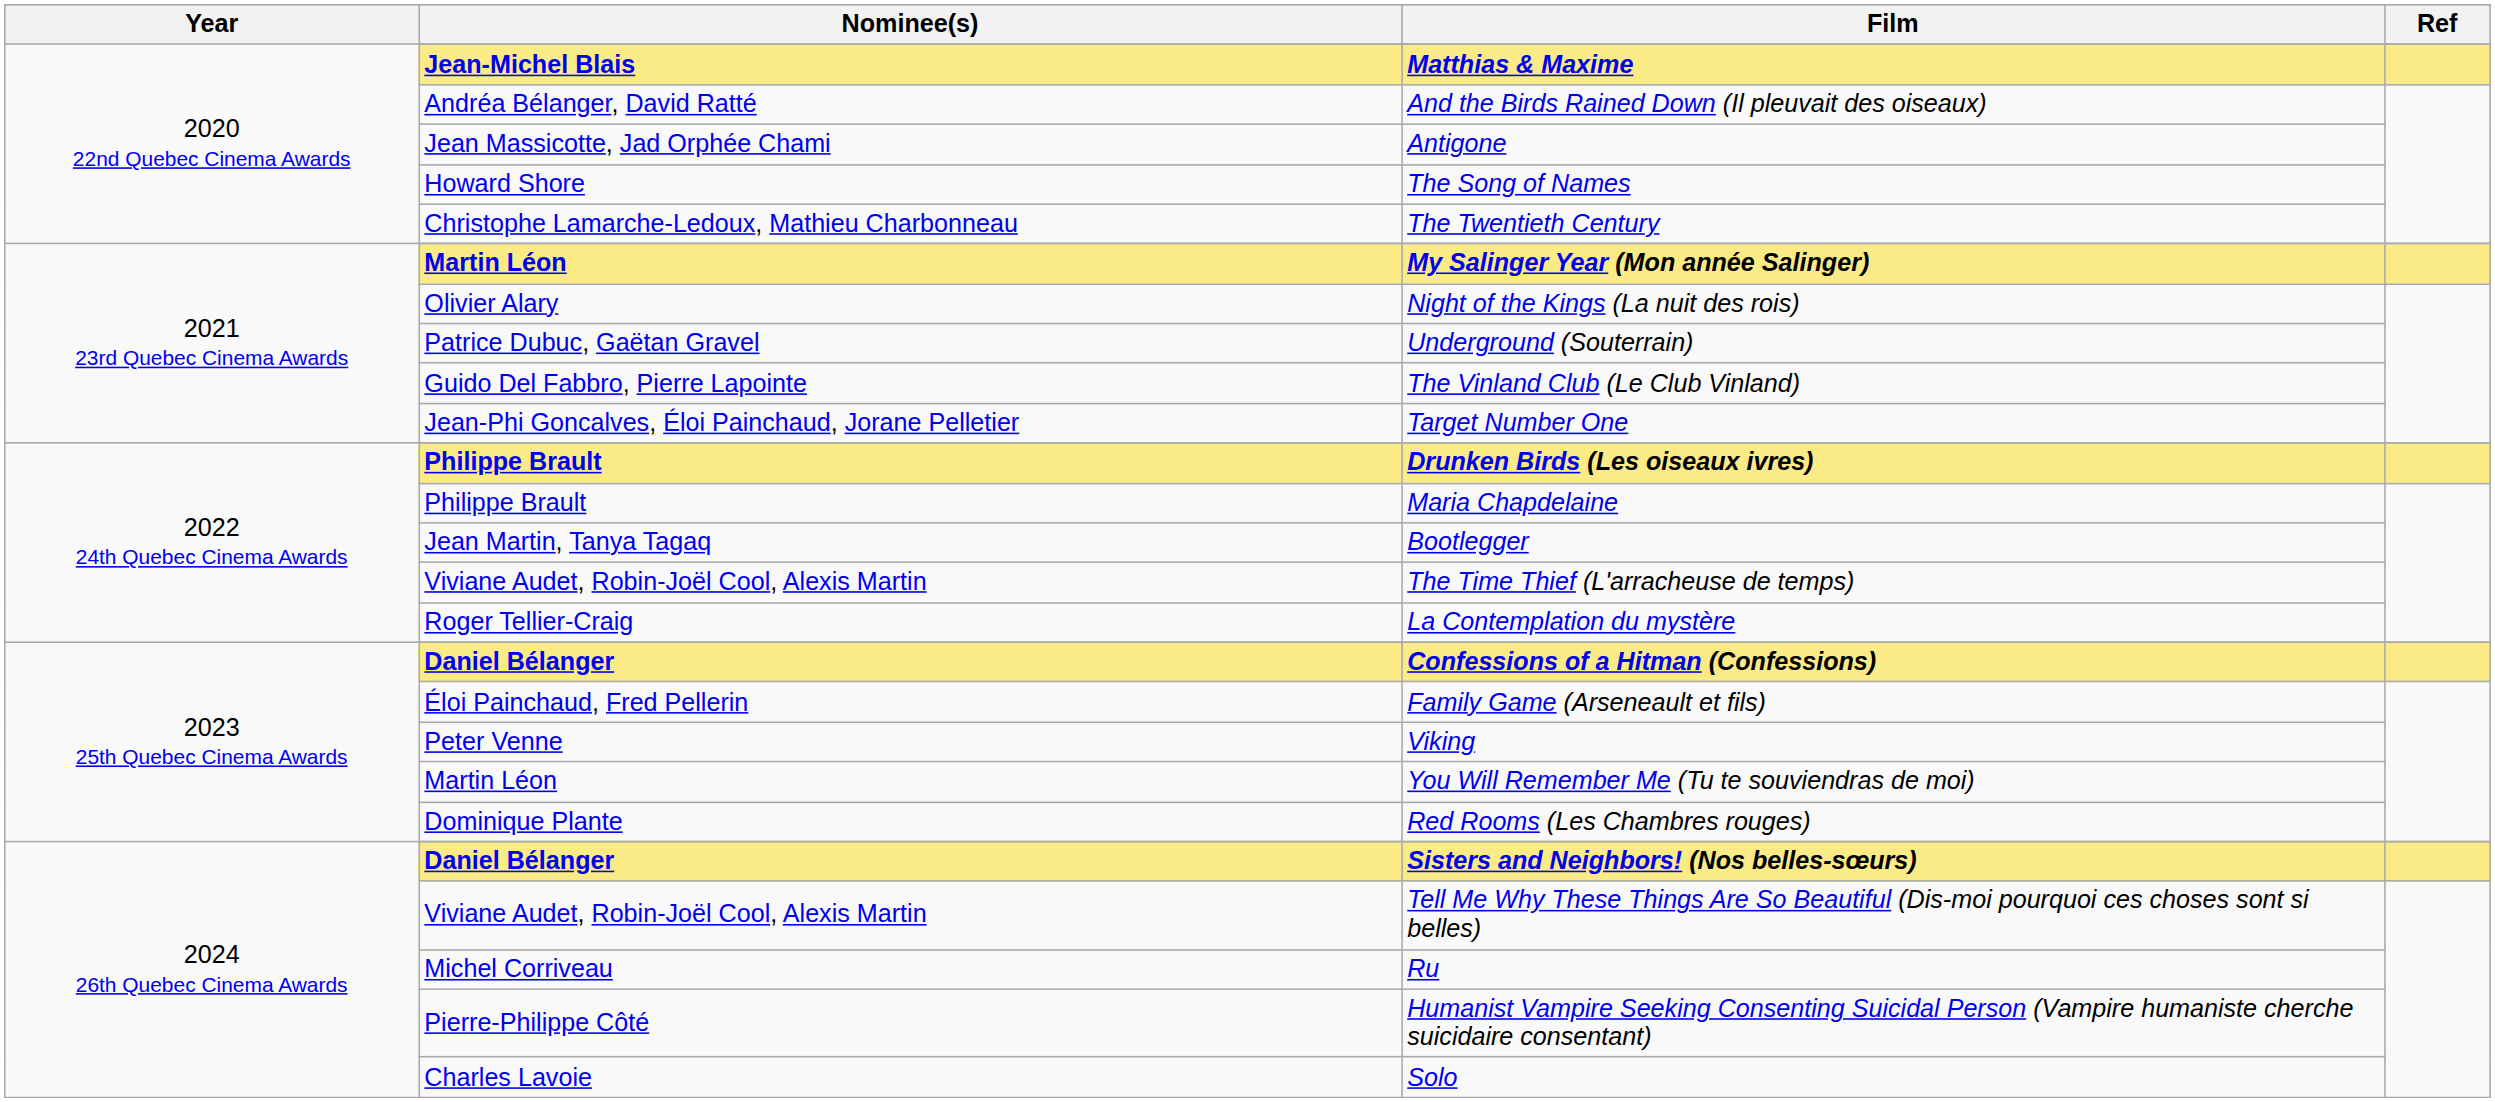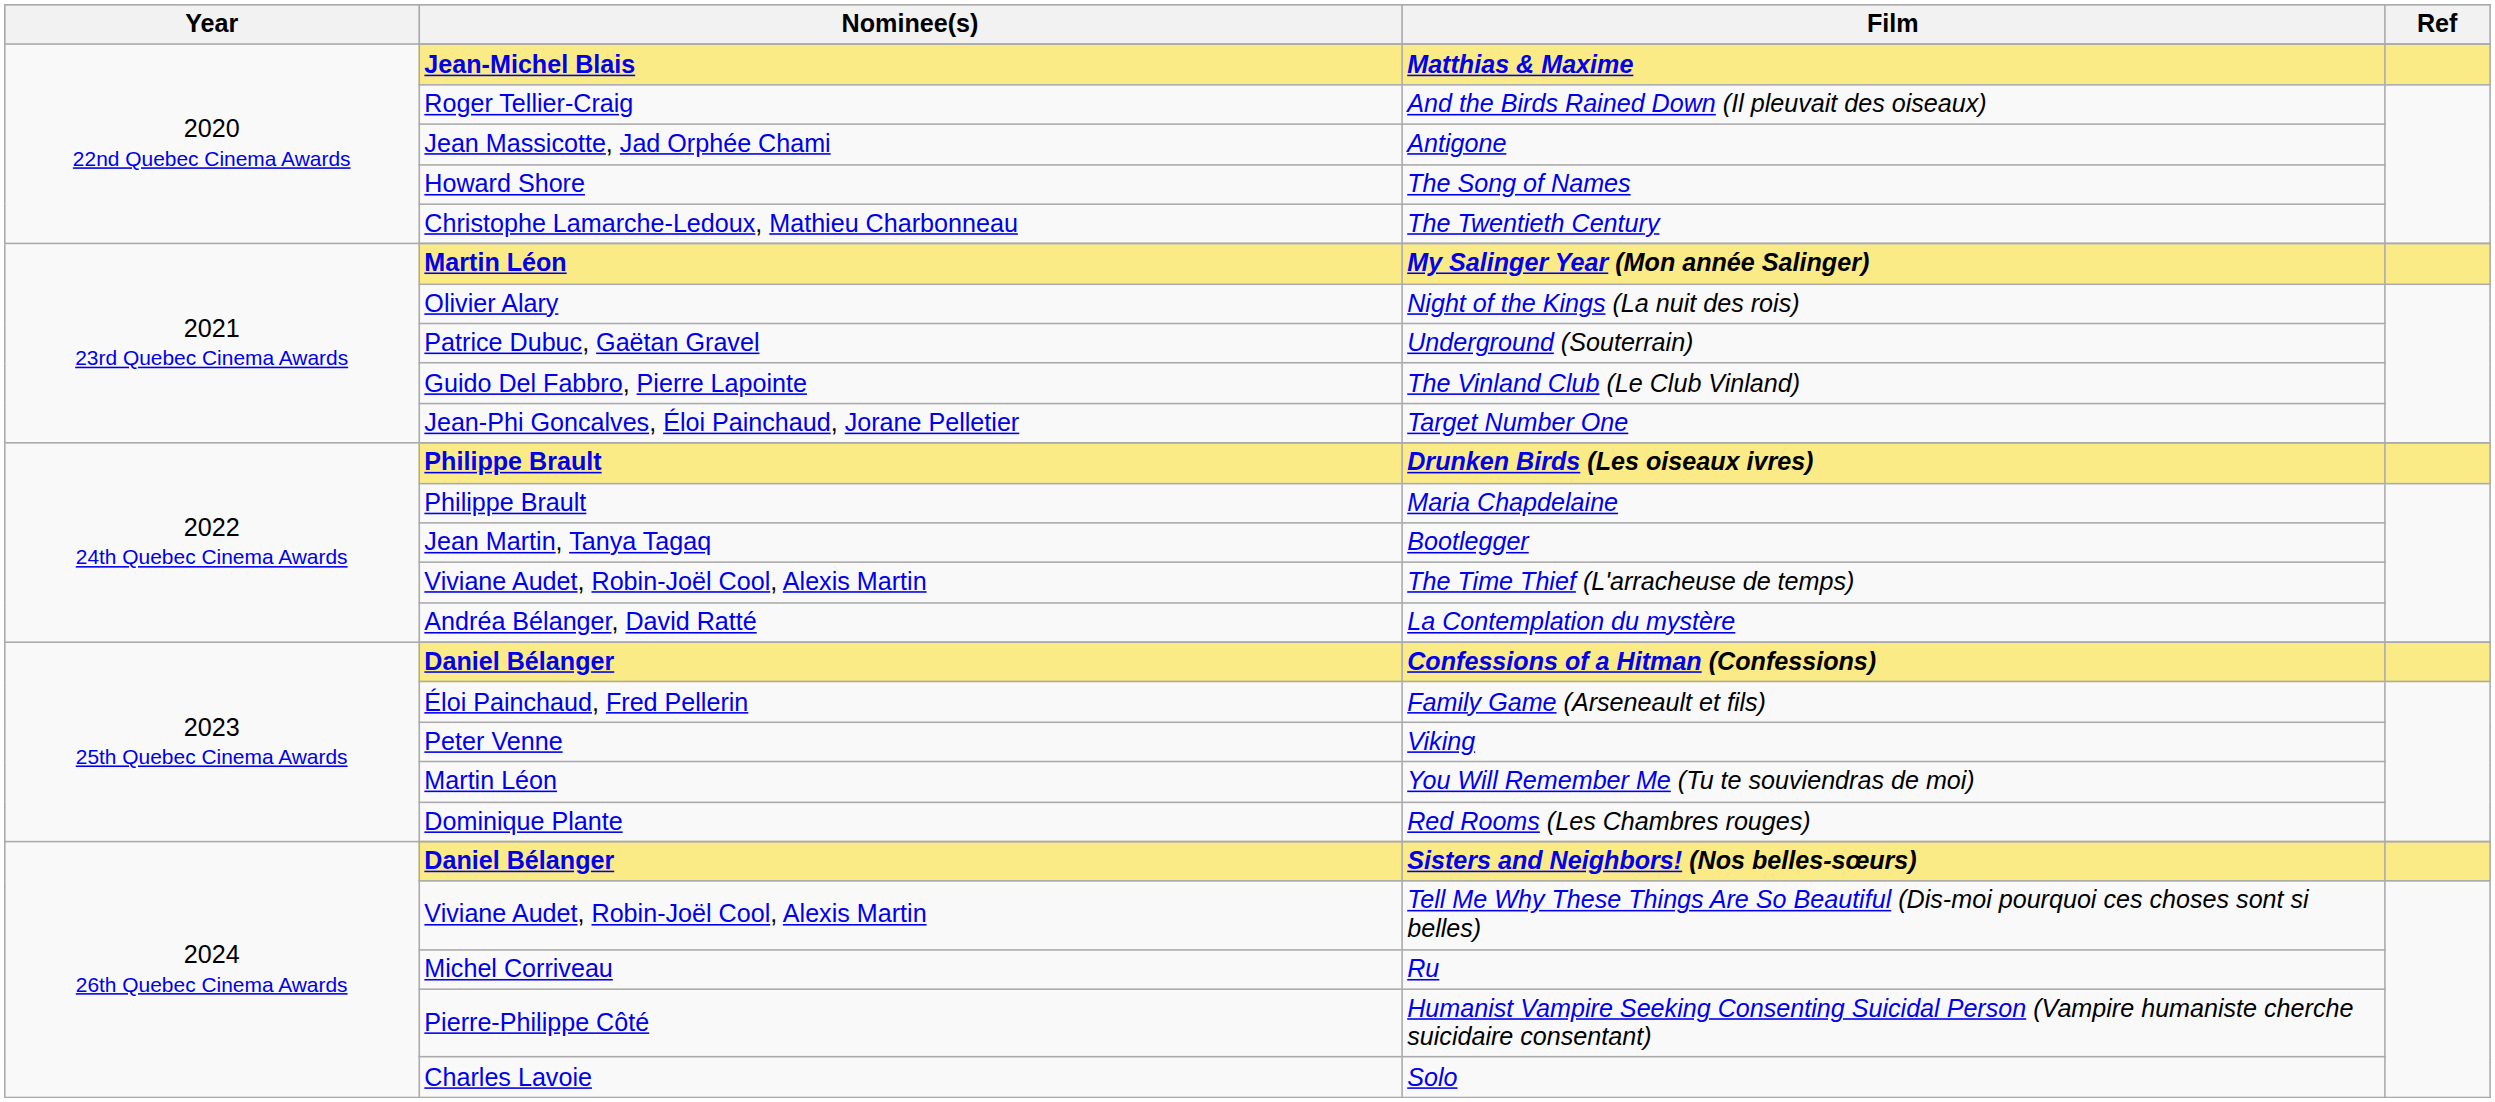(591, 104) Andréa Bélanger, David Ratté -> (529, 104) Roger Tellier-Craig
(529, 622) Roger Tellier-Craig -> (591, 622) Andréa Bélanger, David Ratté
